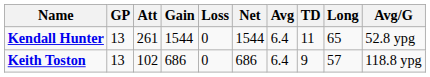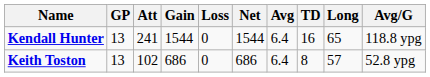(147, 38) 261 -> (147, 38) 241
(308, 38) 11 -> (308, 38) 16
(390, 38) 52.8 ypg -> (393, 38) 118.8 ypg
(304, 60) 9 -> (304, 60) 8
(393, 60) 118.8 ypg -> (390, 60) 52.8 ypg
